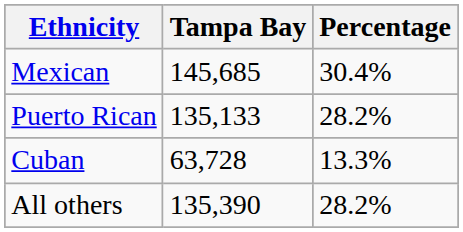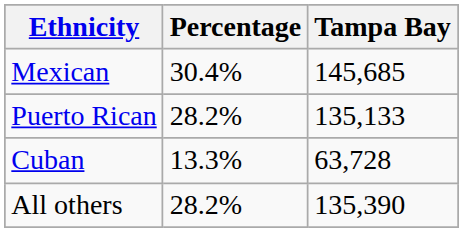columns swapped: (238, 26) <-> (385, 26)
